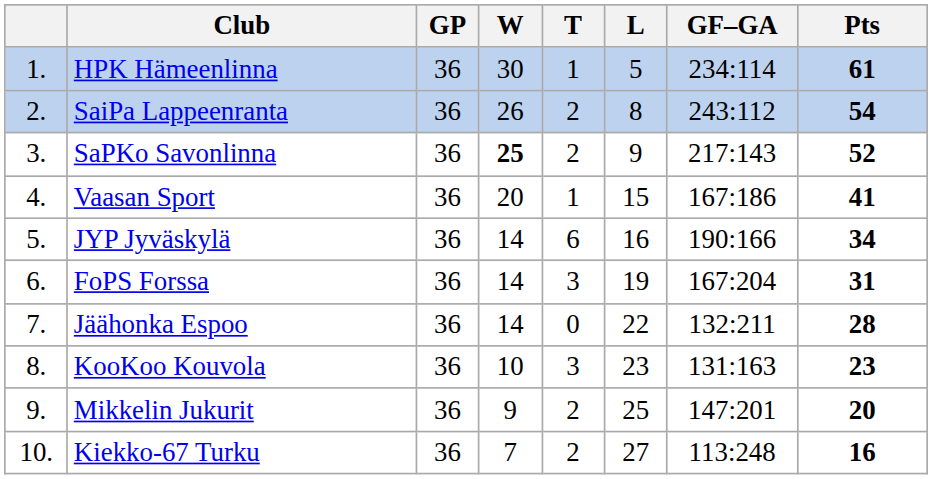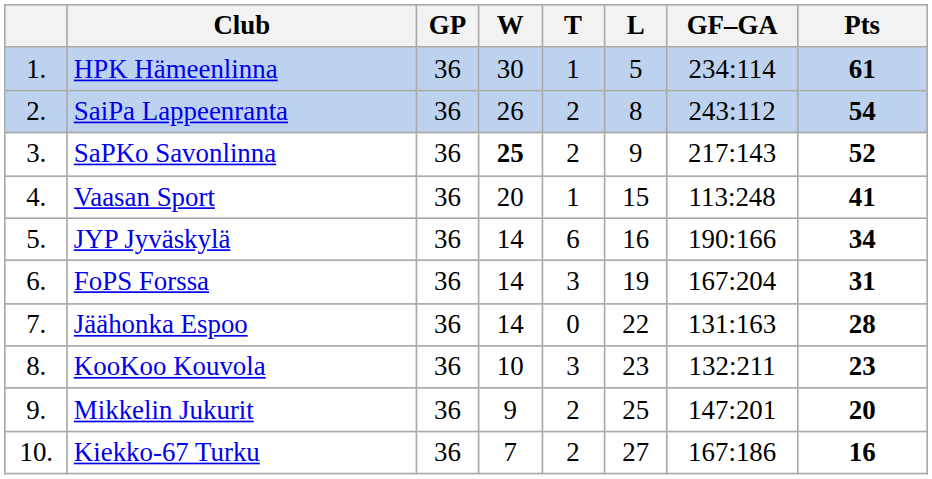(732, 196) 167:186 -> (732, 196) 113:248
(732, 324) 132:211 -> (732, 324) 131:163
(732, 366) 131:163 -> (732, 366) 132:211
(732, 452) 113:248 -> (732, 452) 167:186
